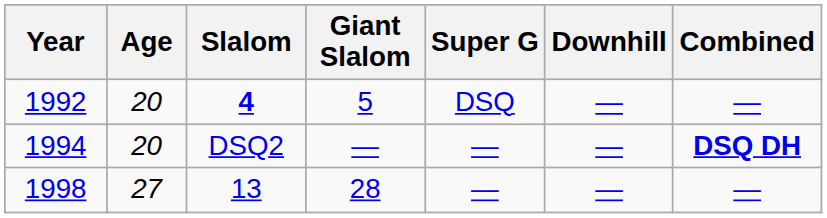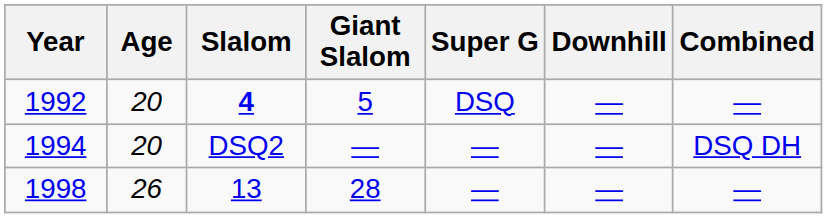(747, 145) bold -> (747, 145) normal
(147, 189) 27 -> (147, 189) 26
